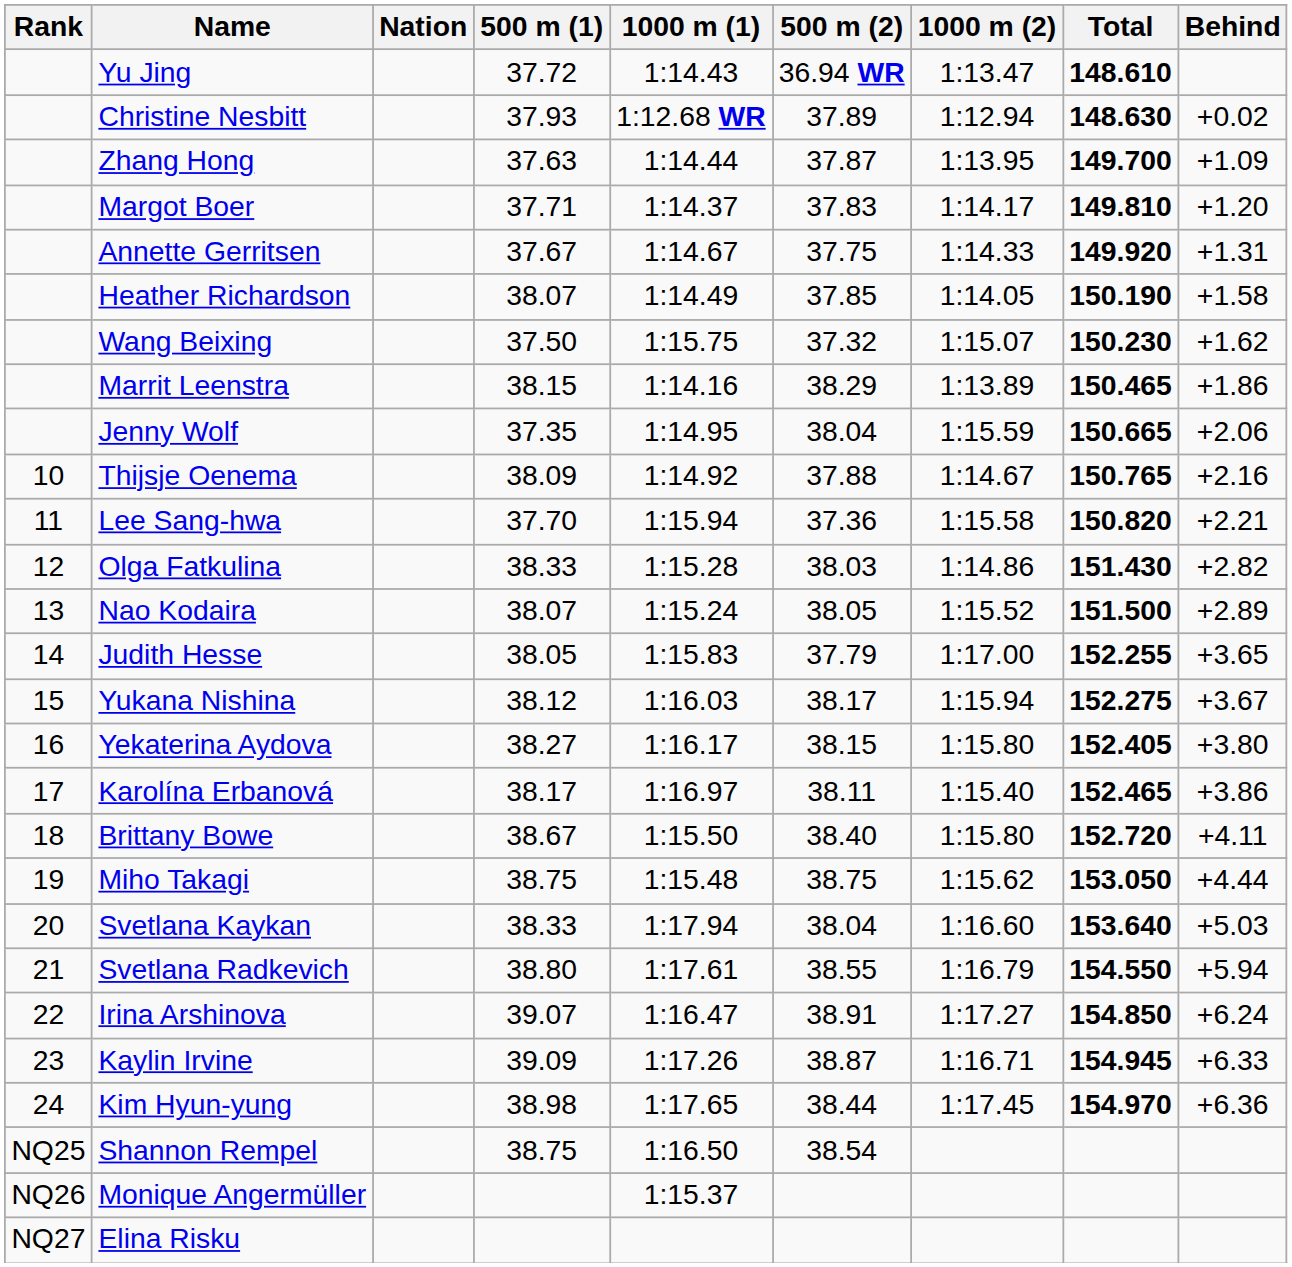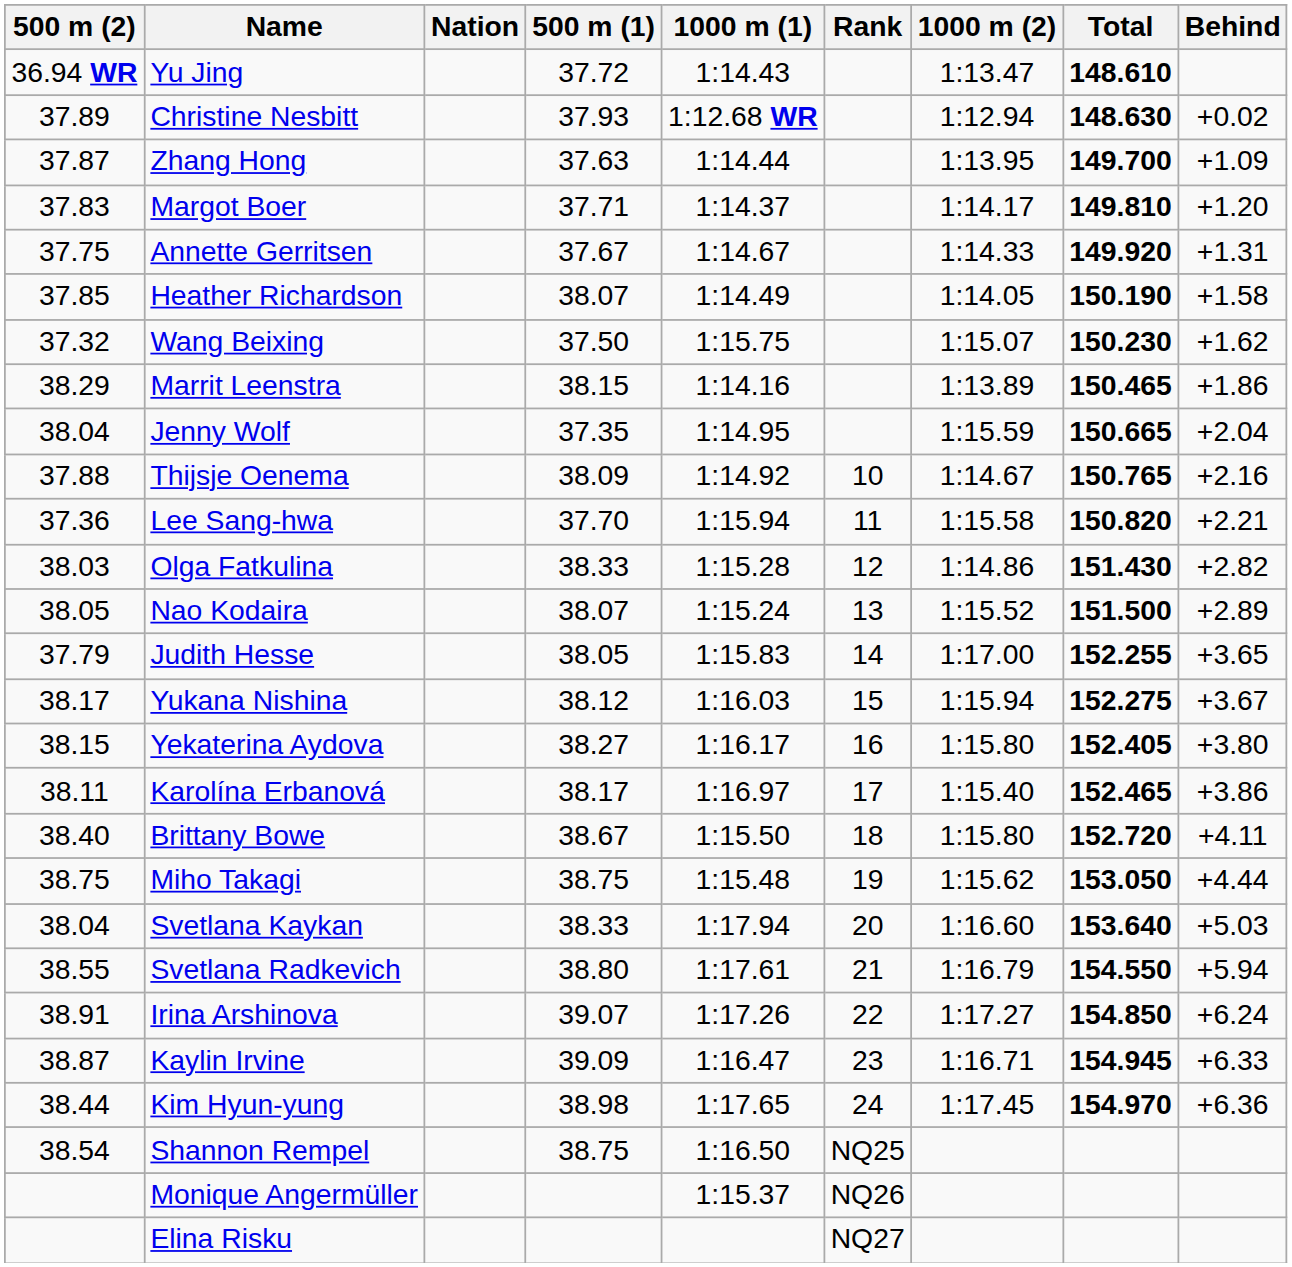columns swapped: (48, 26) <-> (842, 26)
(1233, 431) +2.06 -> (1233, 431) +2.04
(691, 1015) 1:16.47 -> (743, 1015) 1:17.26
(691, 1059) 1:17.26 -> (743, 1059) 1:16.47
